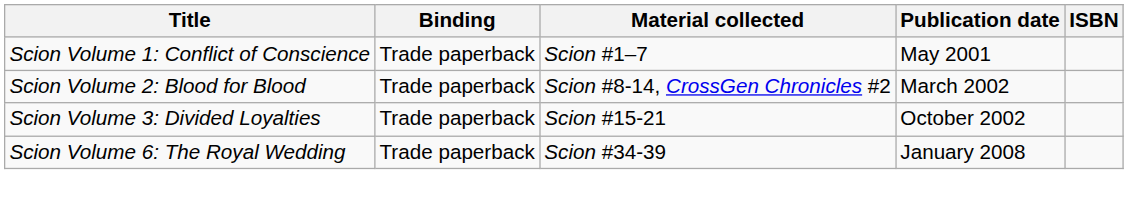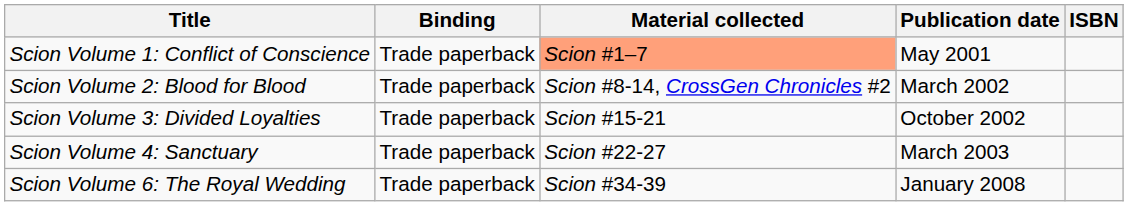(596, 53) no background -> (596, 53) lightsalmon background
+ row: (134, 151)
